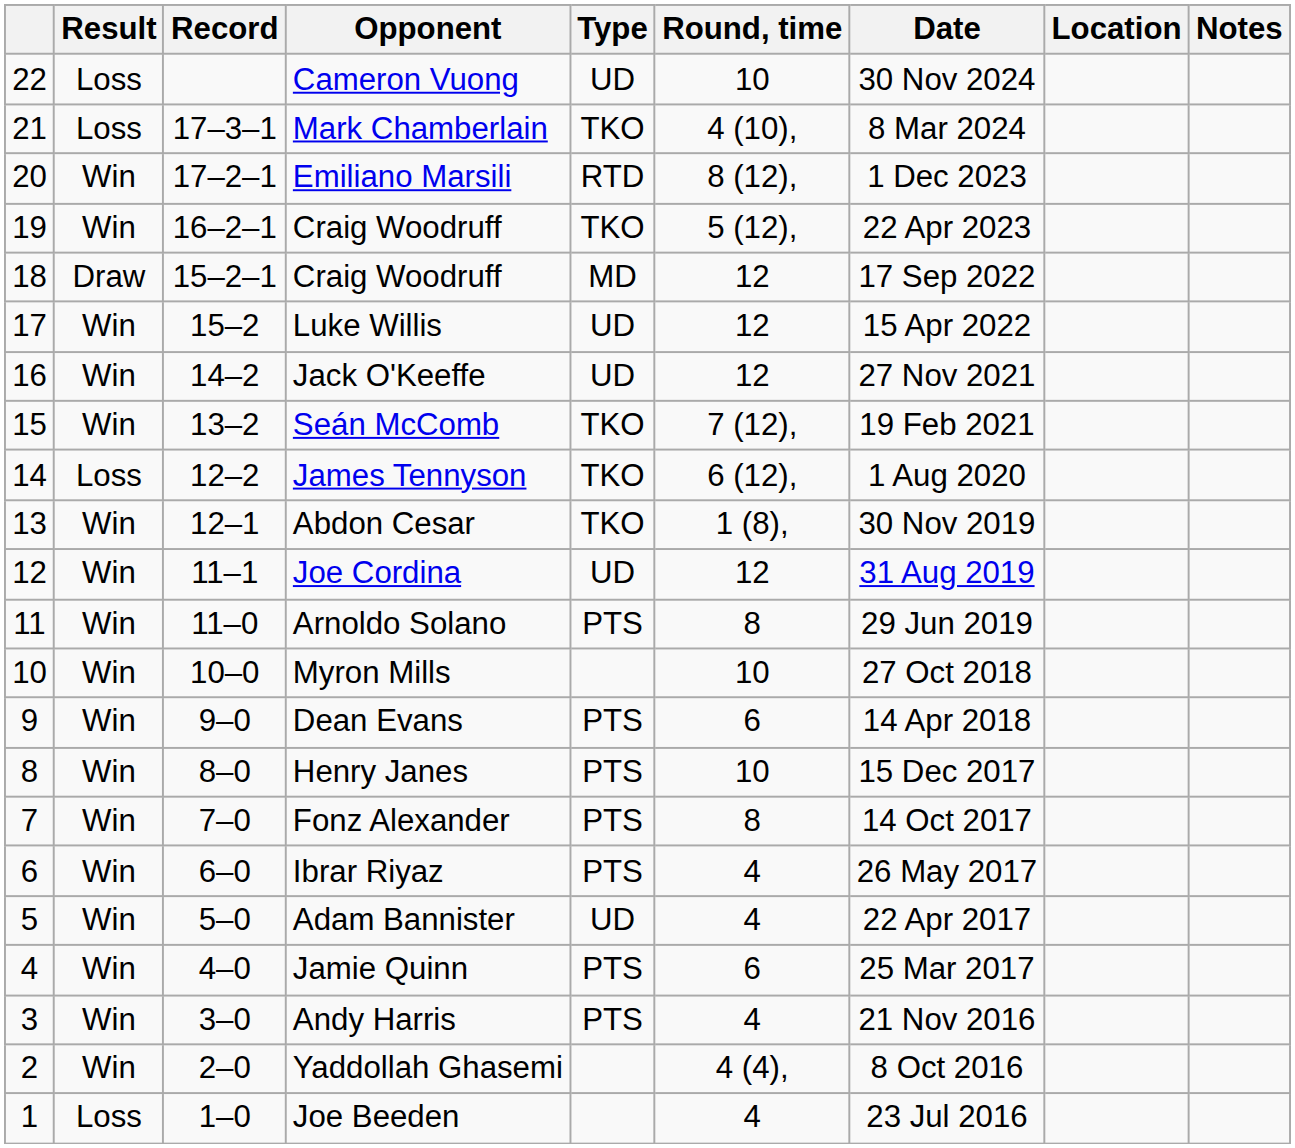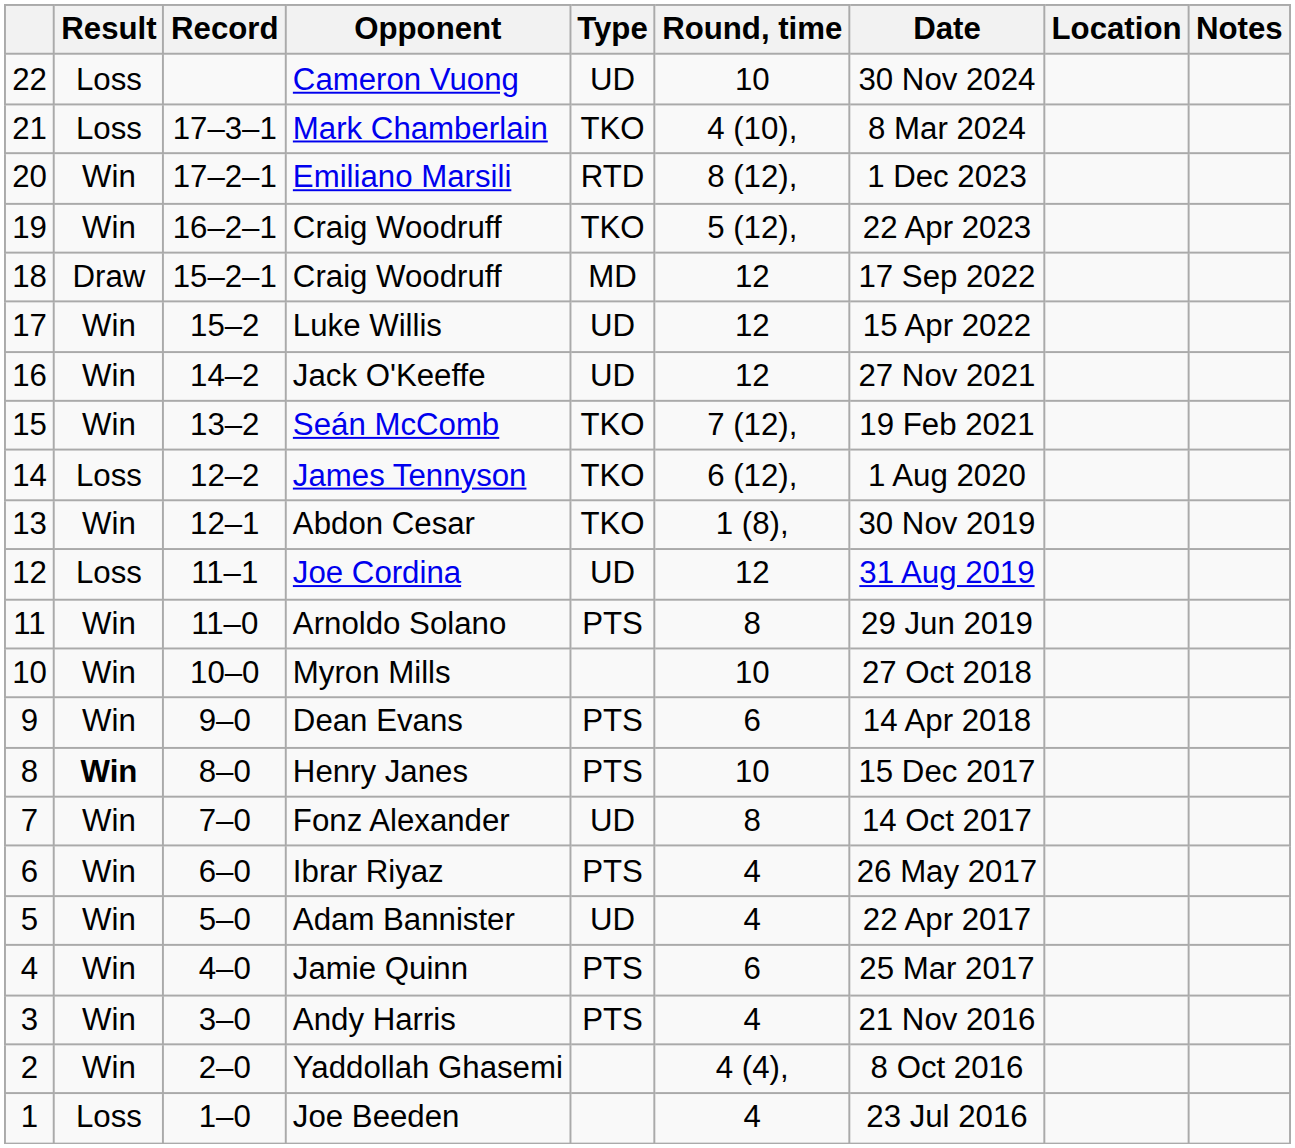(109, 573) Win -> (109, 573) Loss
(109, 771) normal -> (109, 771) bold
(612, 820) PTS -> (612, 820) UD
